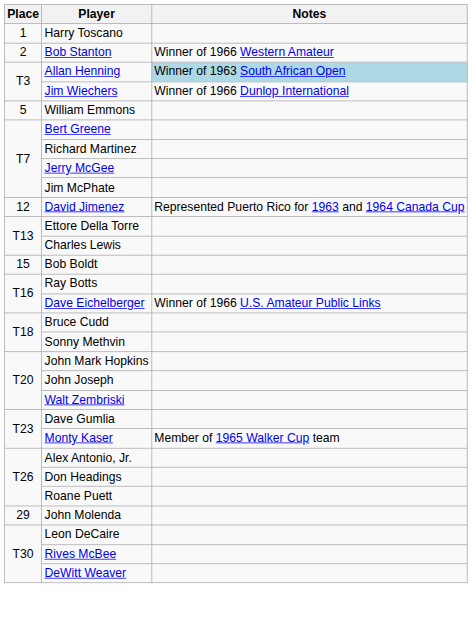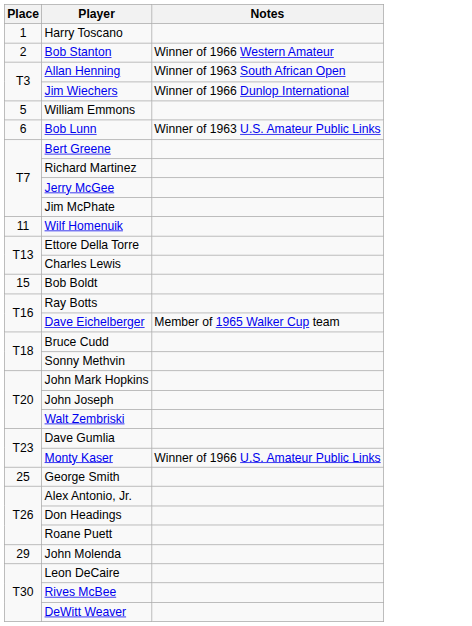(250, 71) lightblue background -> (250, 71) no background
+ row: (71, 129)
+ row: (84, 226)
- row: (84, 206)
(267, 303) Winner of 1966 U.S. Amateur Public Links -> (247, 322) Member of 1965 Walker Cup team
(247, 438) Member of 1965 Walker Cup team -> (267, 457) Winner of 1966 U.S. Amateur Public Links
+ row: (82, 476)
